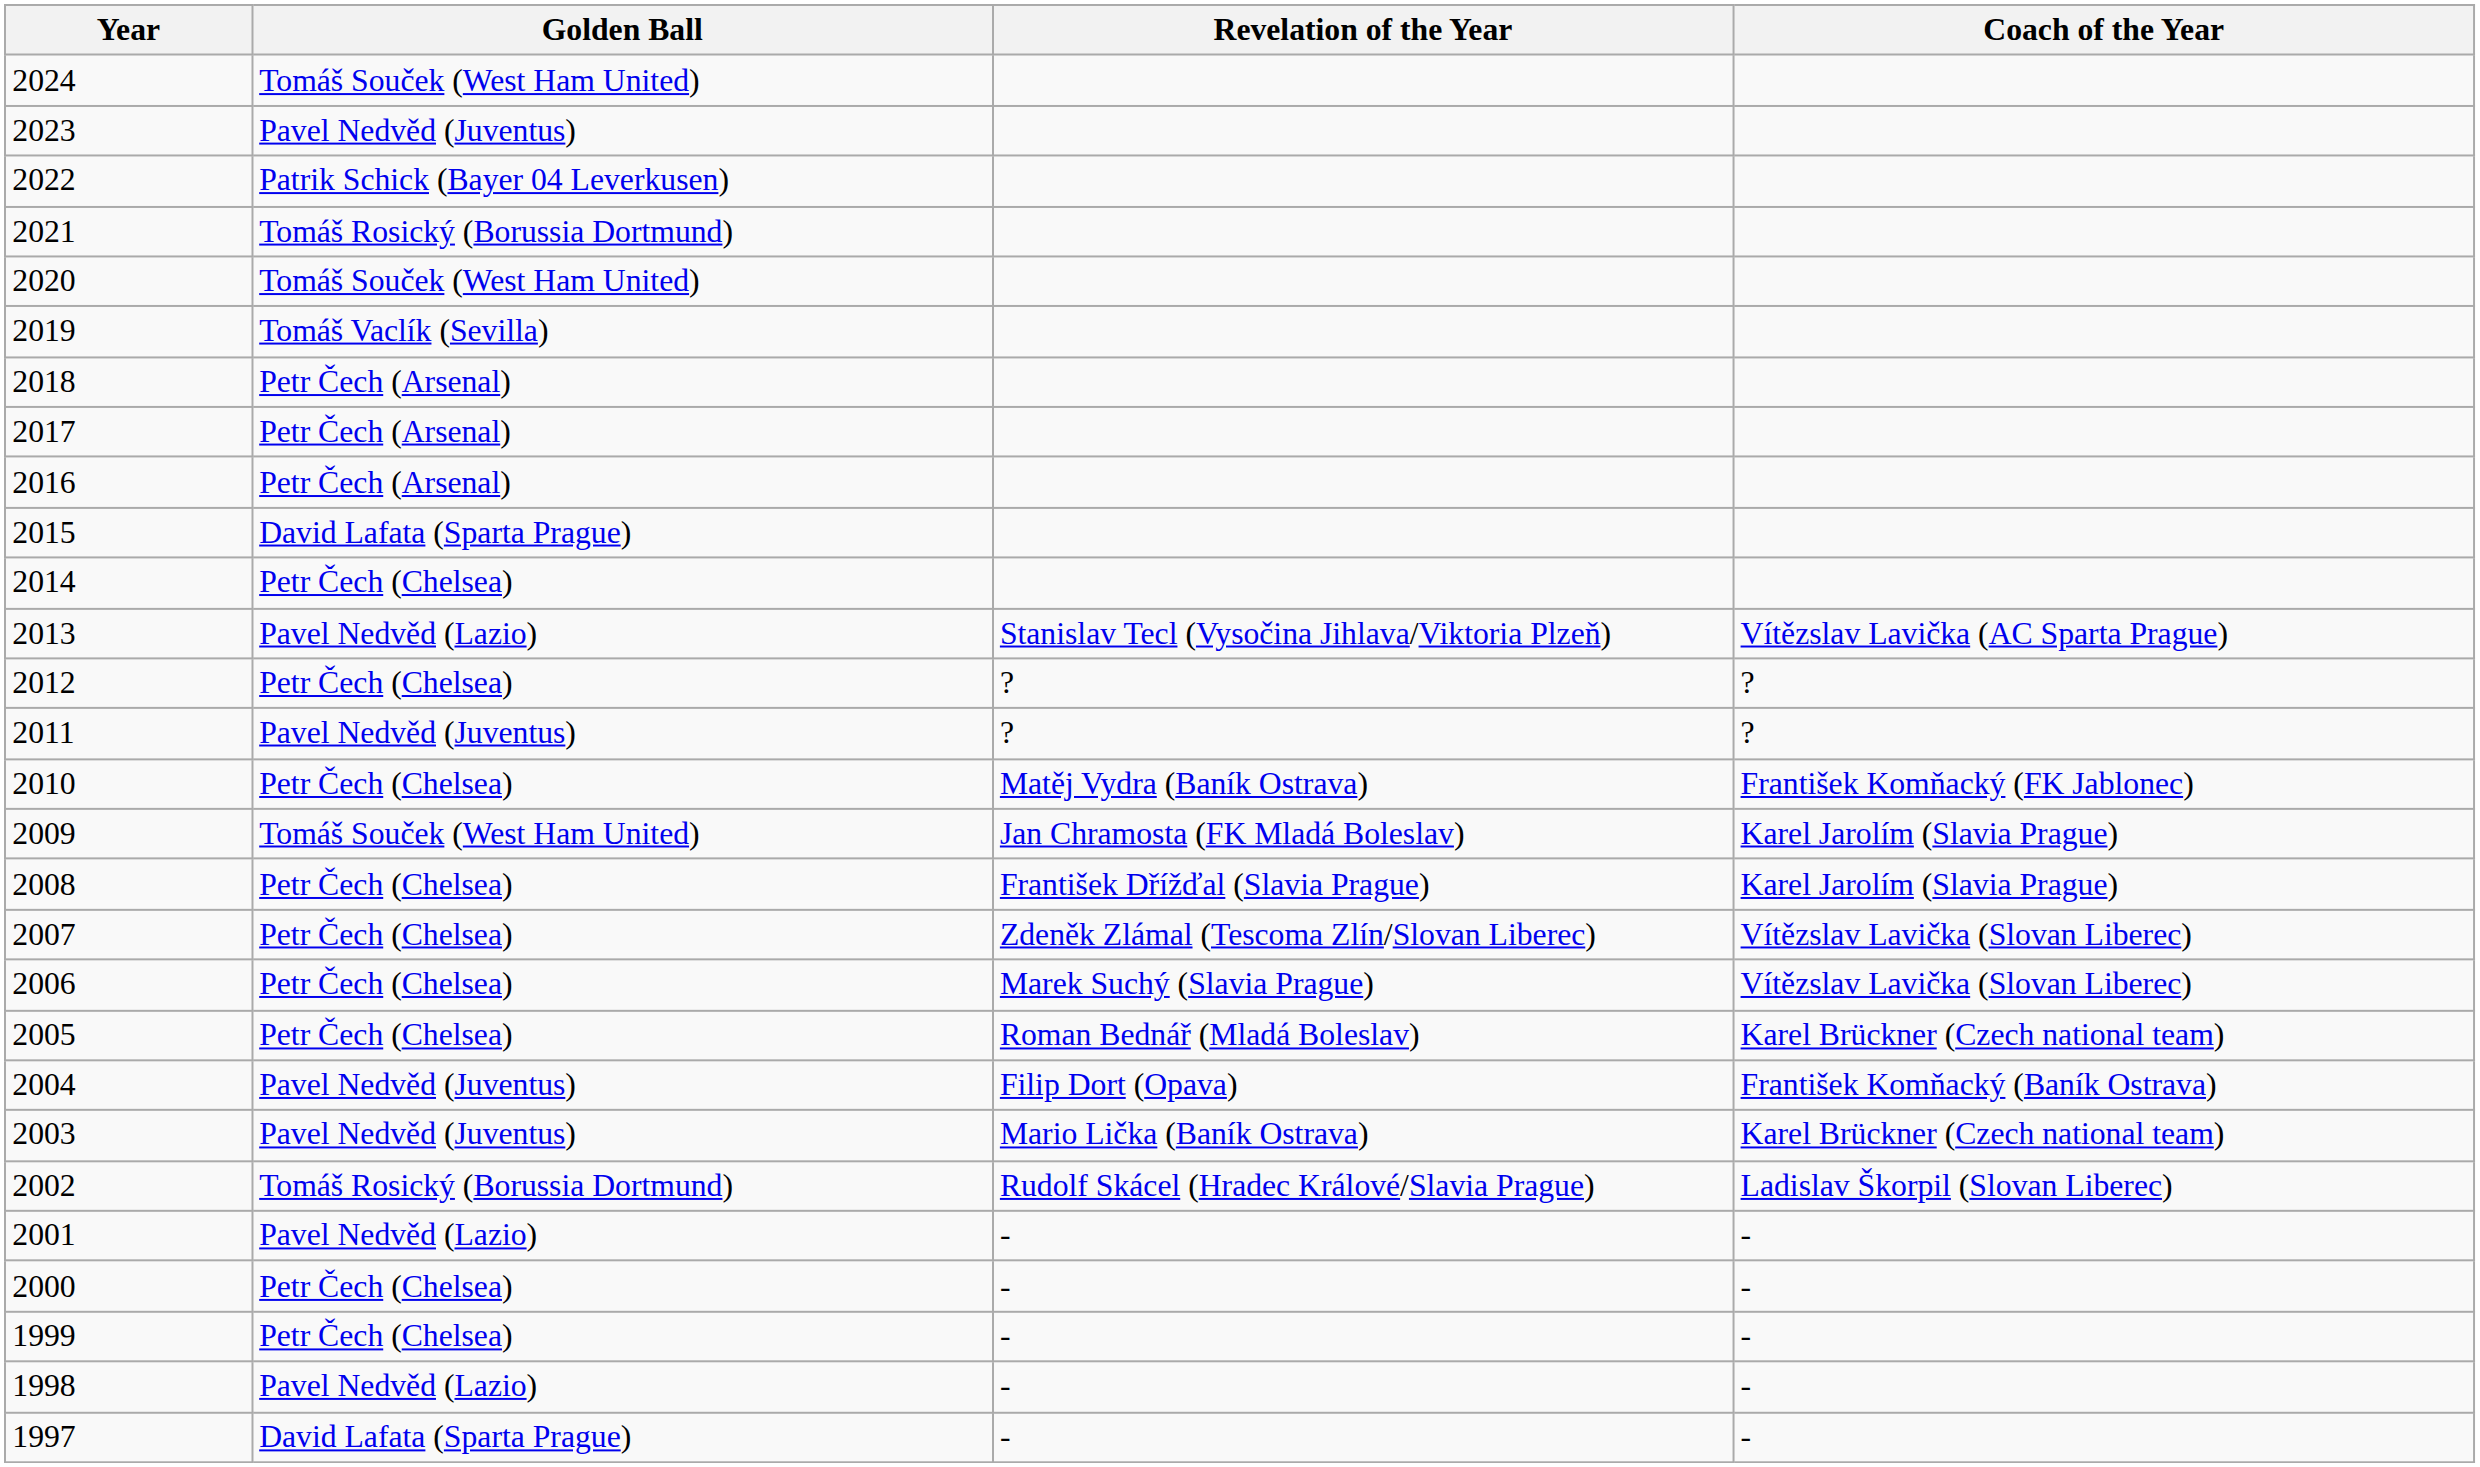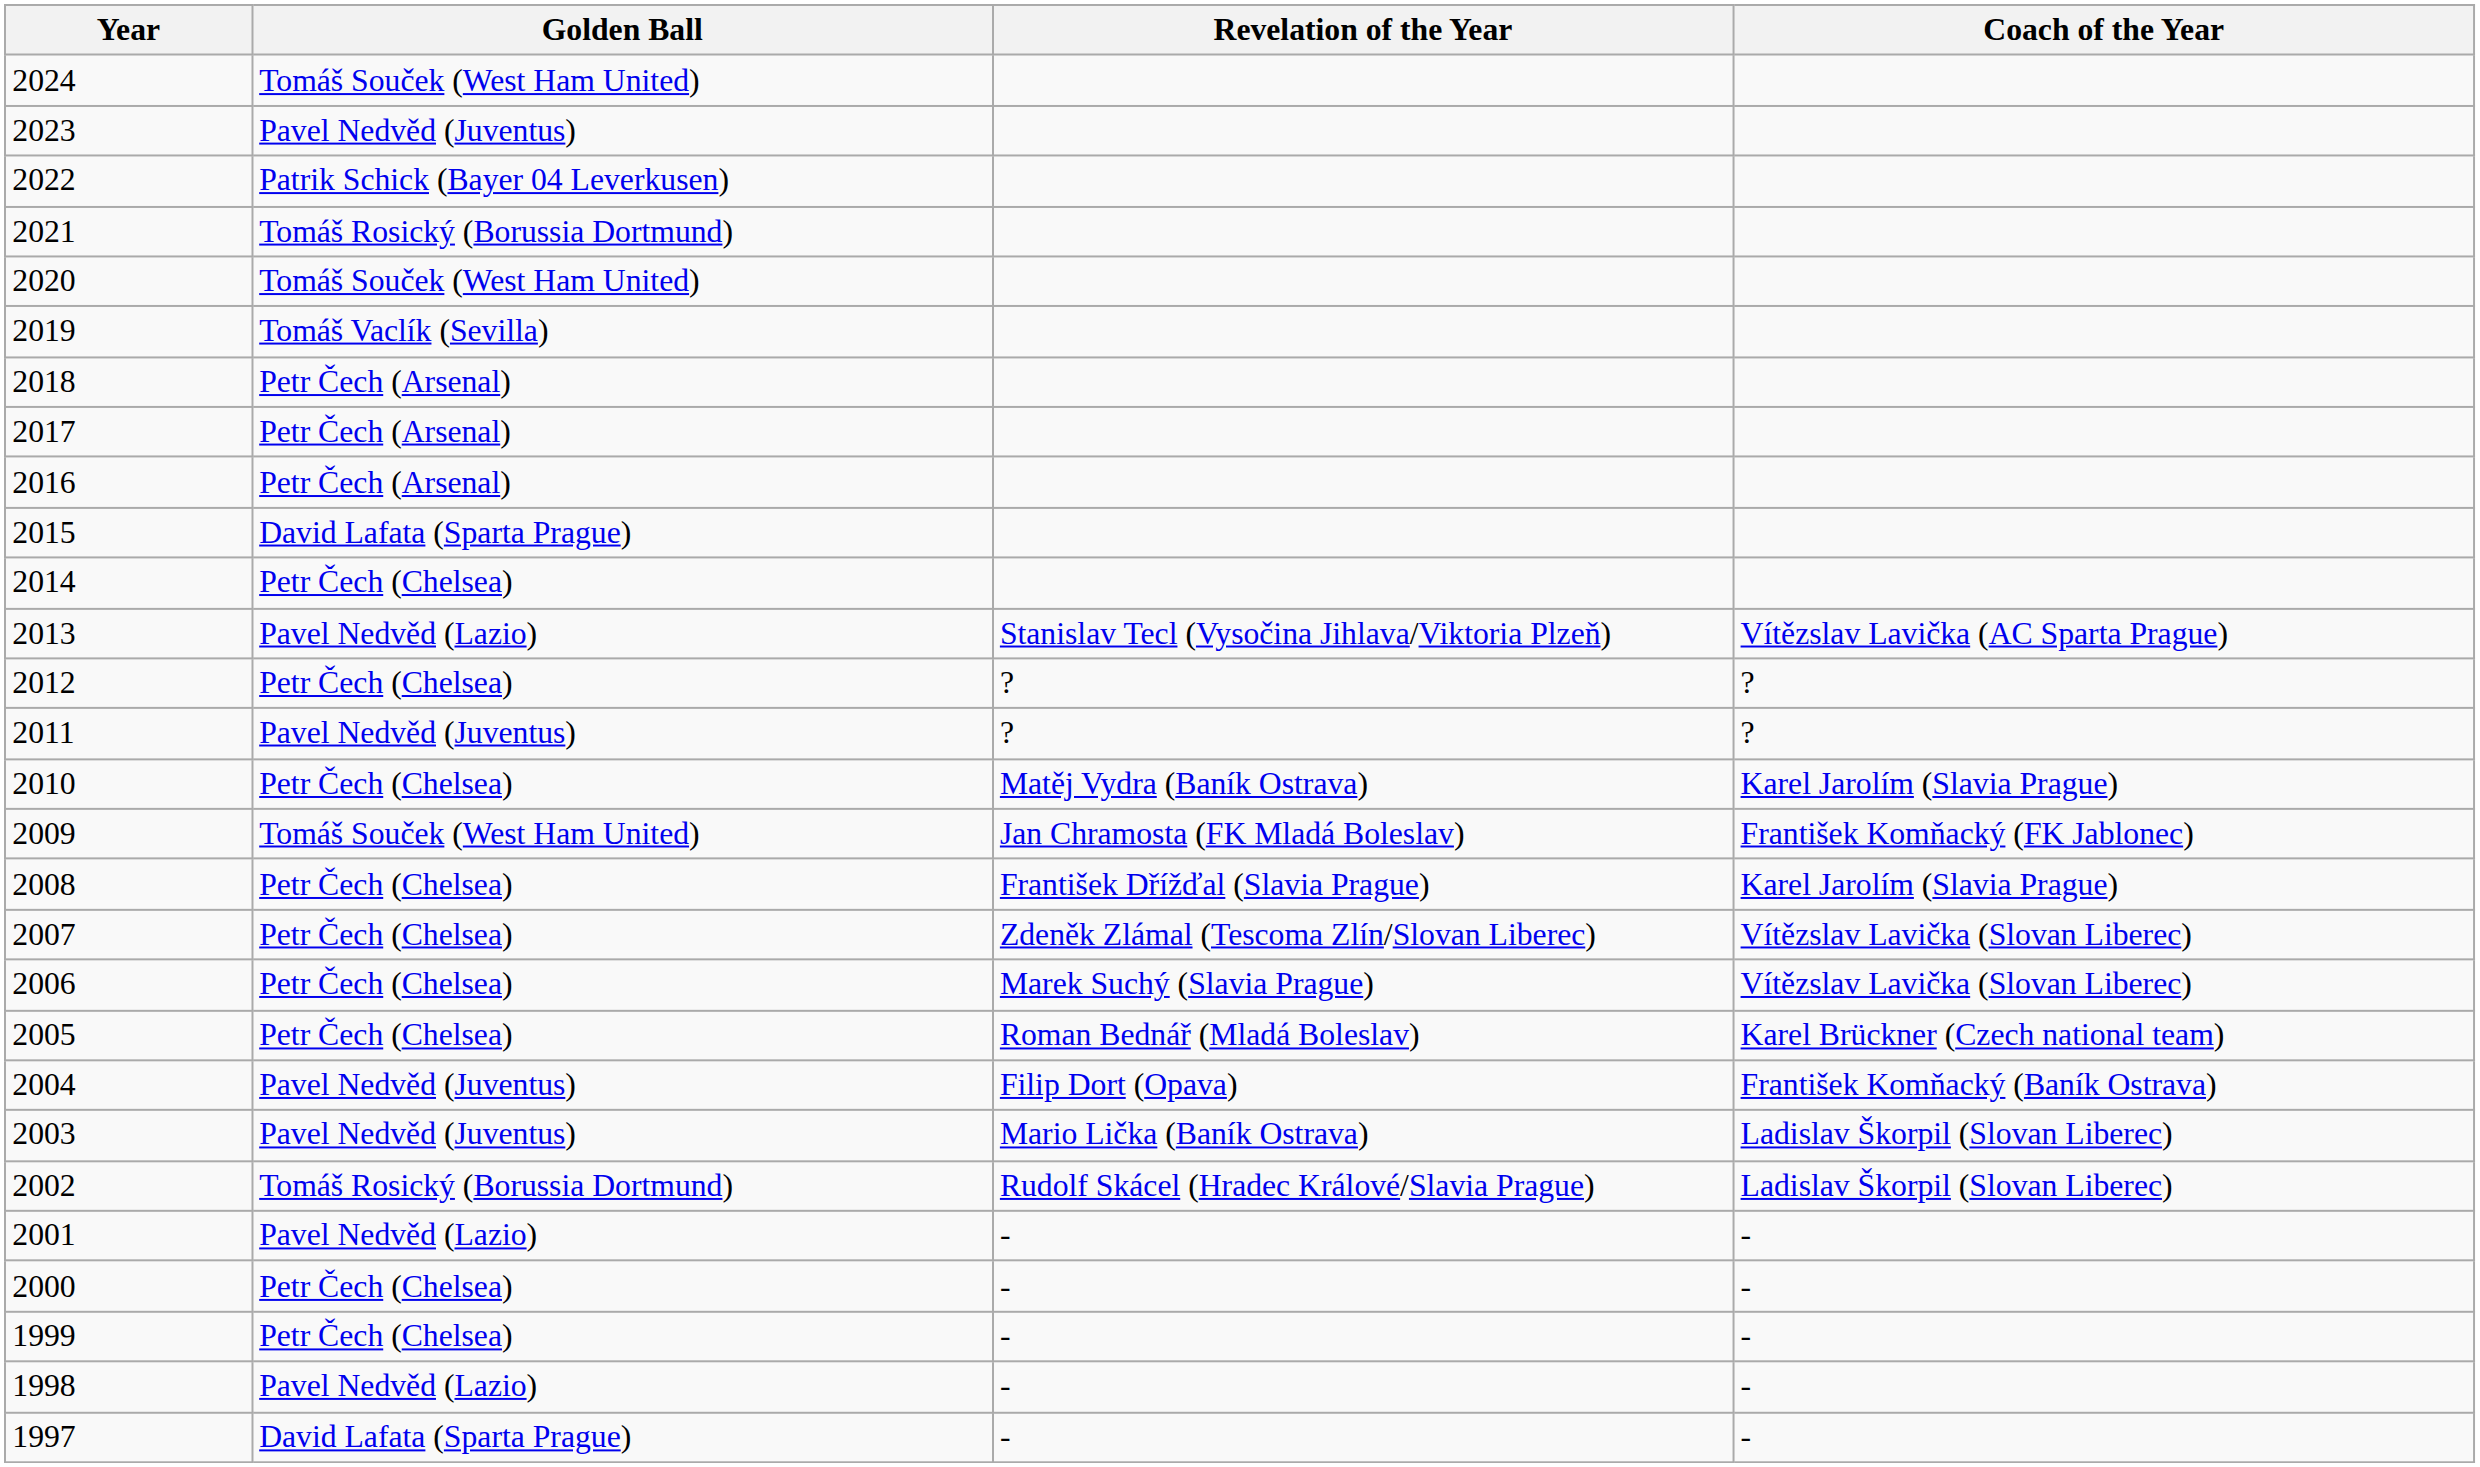(1967, 783) František Komňacký (FK Jablonec) -> (1929, 783) Karel Jarolím (Slavia Prague)
(1929, 833) Karel Jarolím (Slavia Prague) -> (1967, 833) František Komňacký (FK Jablonec)
(1982, 1134) Karel Brückner (Czech national team) -> (1957, 1134) Ladislav Škorpil (Slovan Liberec)
